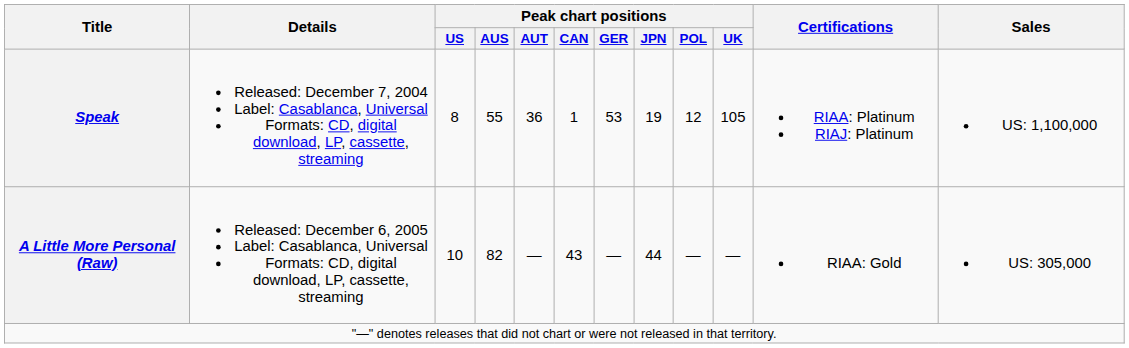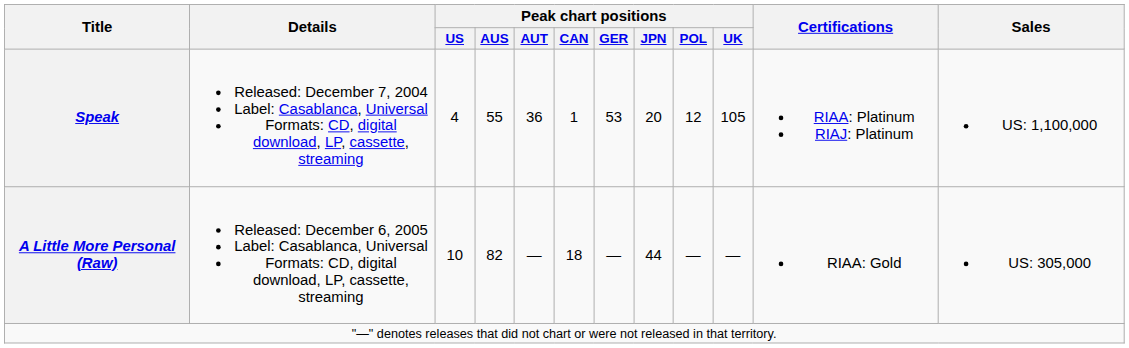(455, 117) 8 -> (455, 117) 4
(653, 117) 19 -> (653, 117) 20
(574, 254) 43 -> (574, 254) 18
